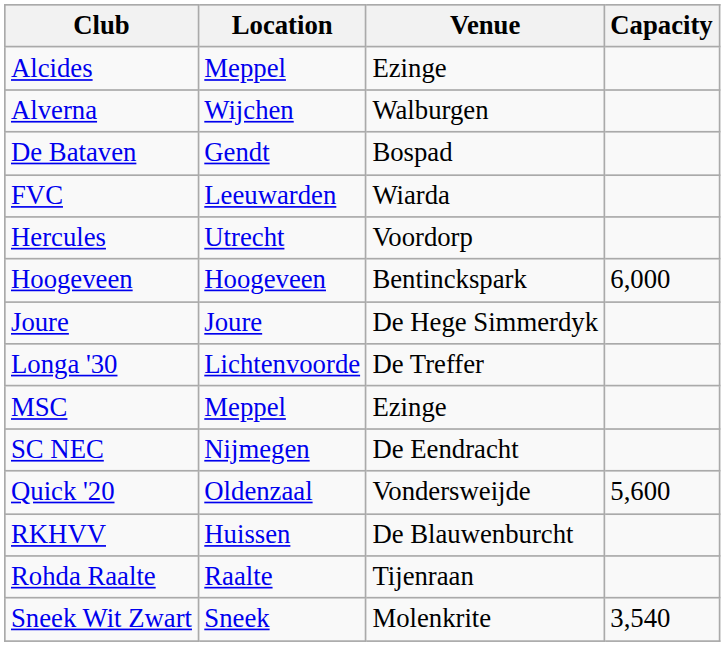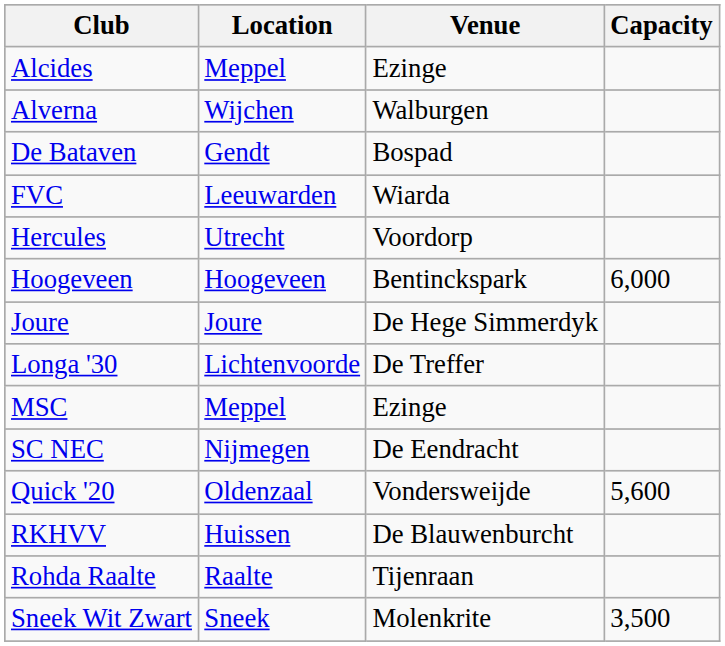(640, 618) 3,540 -> (640, 618) 3,500
